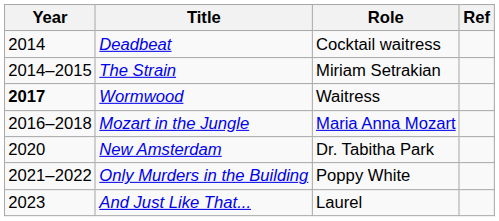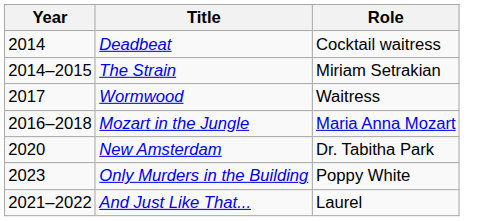- column: (477, 17)
(27, 96) bold -> (27, 96) normal
(50, 176) 2021–2022 -> (27, 176) 2023
(27, 202) 2023 -> (50, 202) 2021–2022
